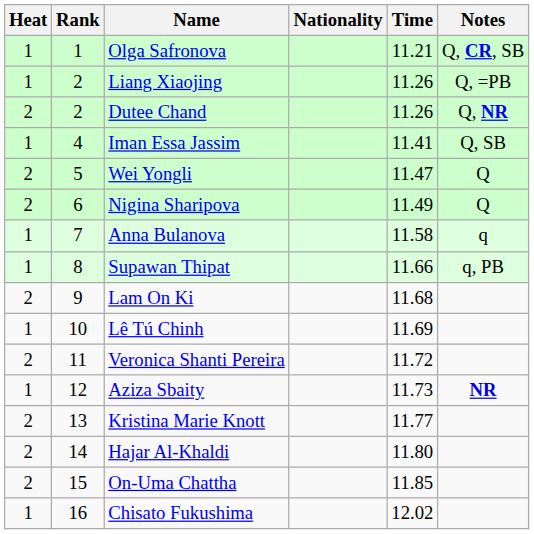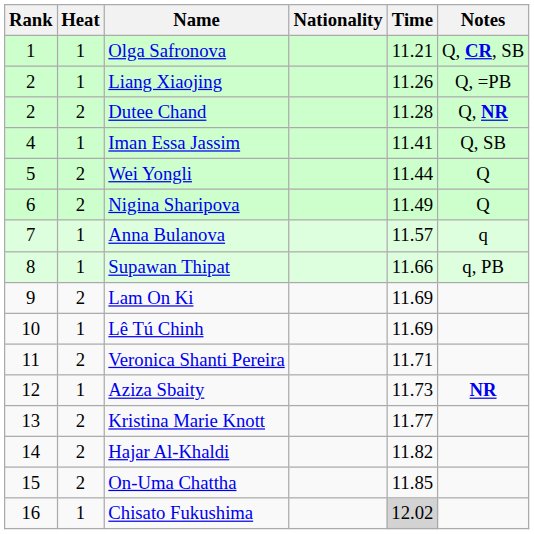columns swapped: (78, 20) <-> (28, 20)
(412, 112) 11.26 -> (412, 112) 11.28
(412, 174) 11.47 -> (412, 174) 11.44
(412, 235) 11.58 -> (412, 235) 11.57
(412, 297) 11.68 -> (412, 297) 11.69
(412, 359) 11.72 -> (412, 359) 11.71
(412, 451) 11.80 -> (412, 451) 11.82
(412, 513) no background -> (412, 513) lightgrey background
